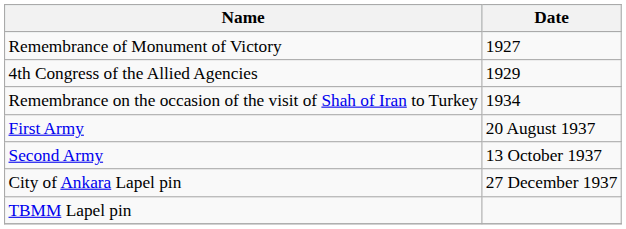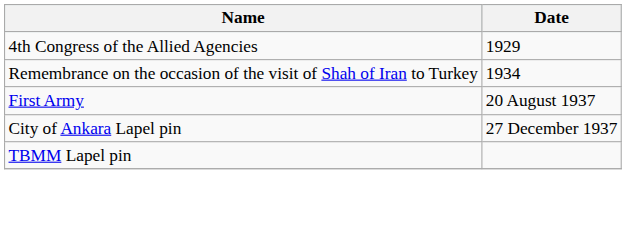- row: (145, 45)
- row: (56, 155)
